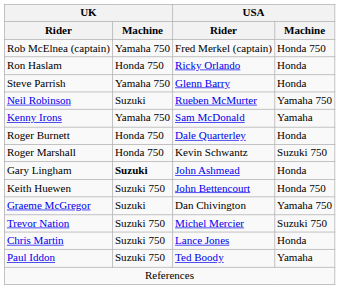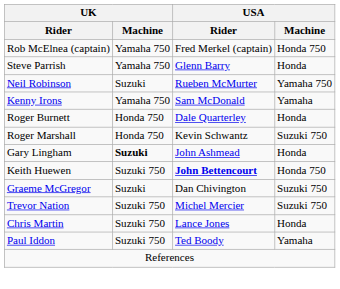- row: (34, 65)
(213, 188) normal -> (216, 170) bold
(305, 205) Yamaha 750 -> (302, 188) Suzuki 750
